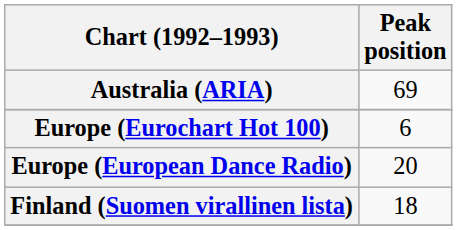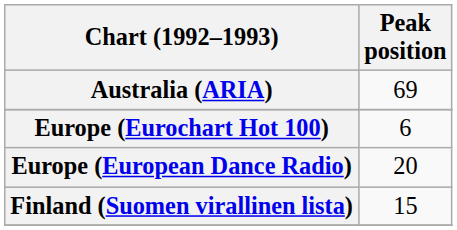(405, 205) 18 -> (405, 205) 15
